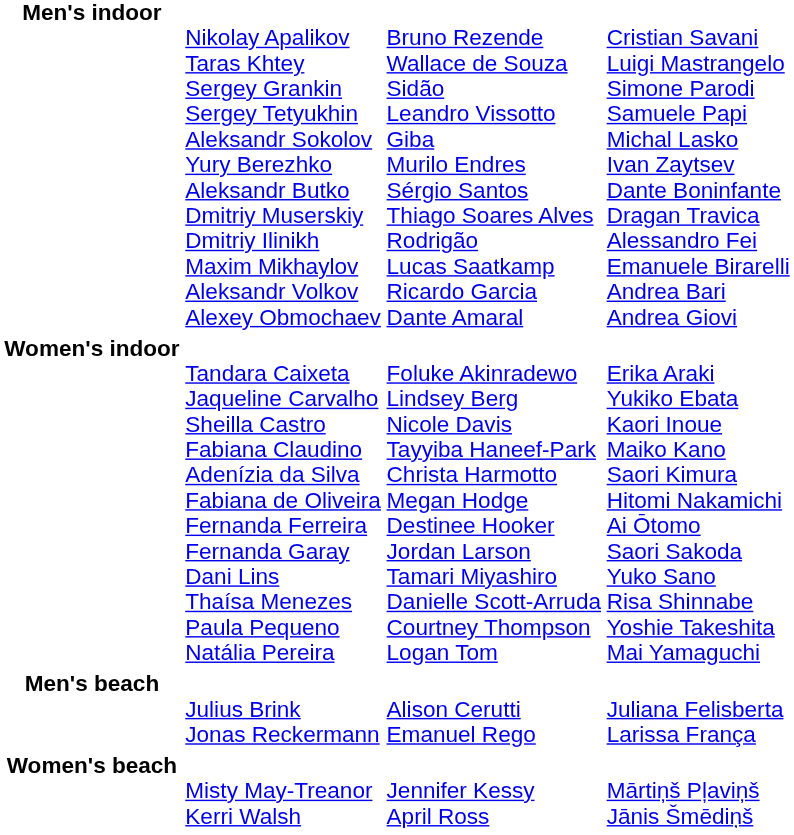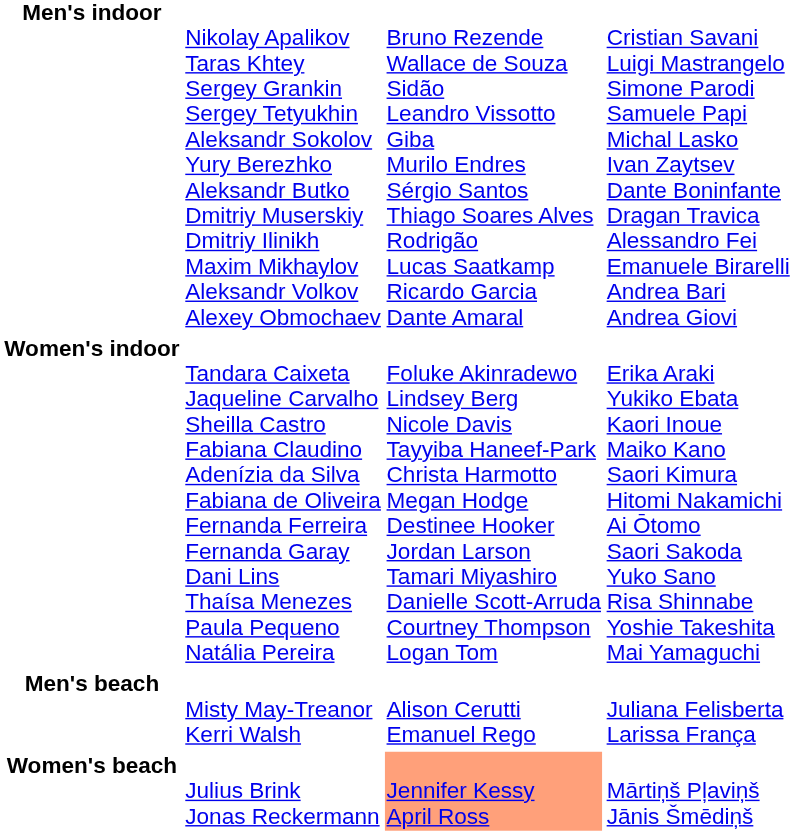(282, 721) Julius Brink Jonas Reckermann -> (279, 721) Misty May-Treanor Kerri Walsh
(279, 803) Misty May-Treanor Kerri Walsh -> (282, 803) Julius Brink Jonas Reckermann
(461, 803) no background -> (461, 803) lightsalmon background
